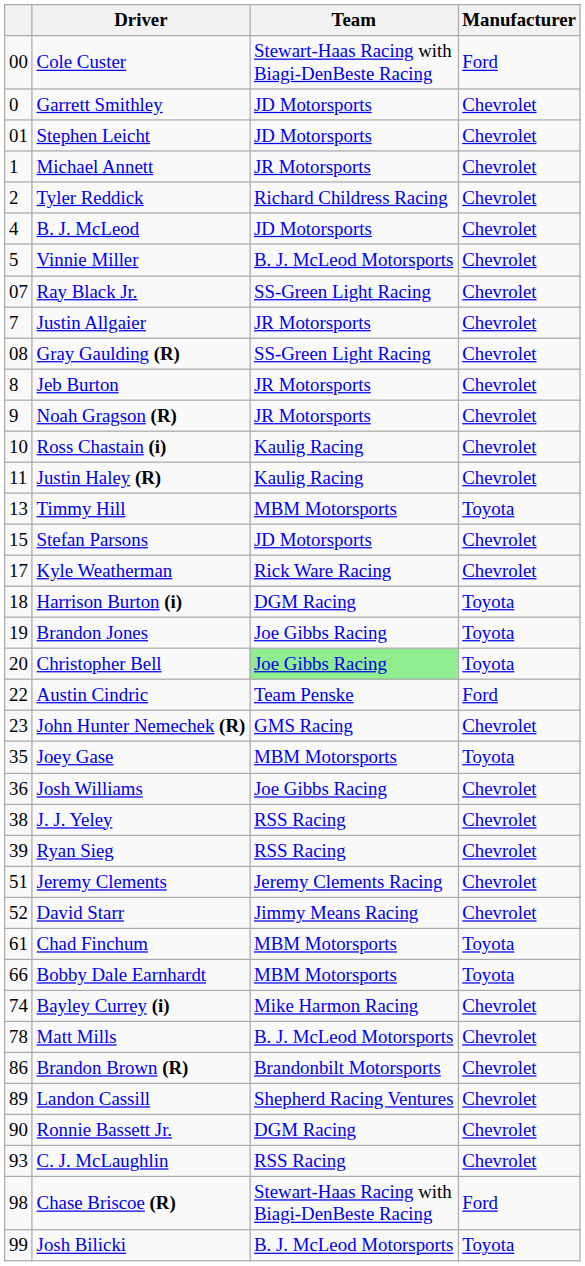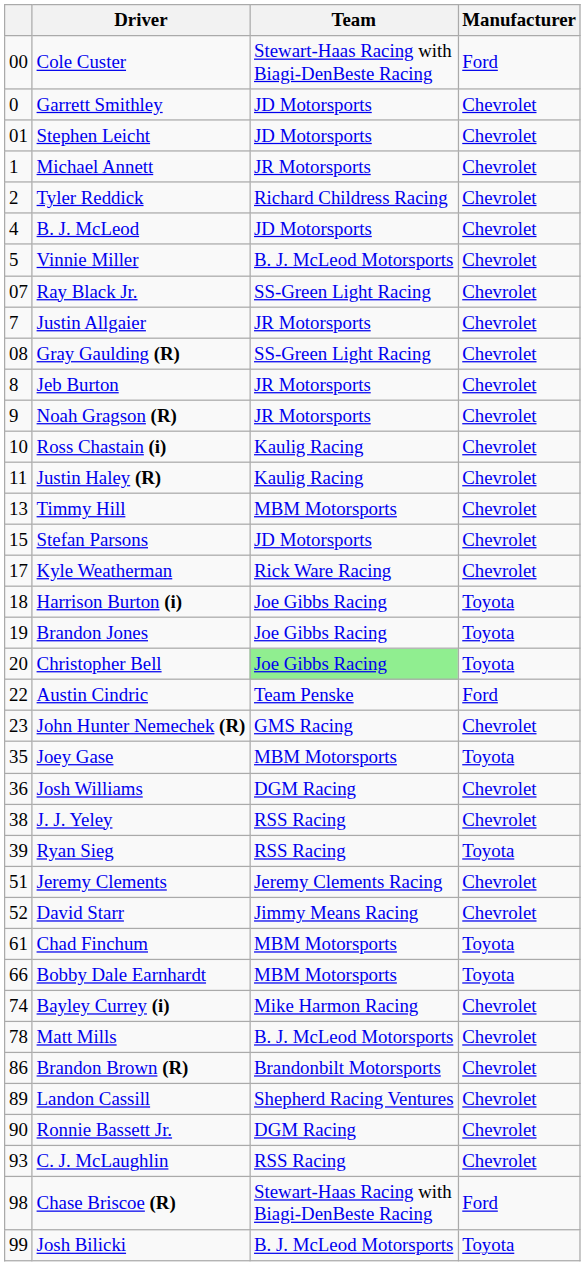(488, 508) Toyota -> (499, 508) Chevrolet
(305, 601) DGM Racing -> (320, 601) Joe Gibbs Racing
(320, 788) Joe Gibbs Racing -> (305, 788) DGM Racing
(499, 850) Chevrolet -> (488, 850) Toyota
